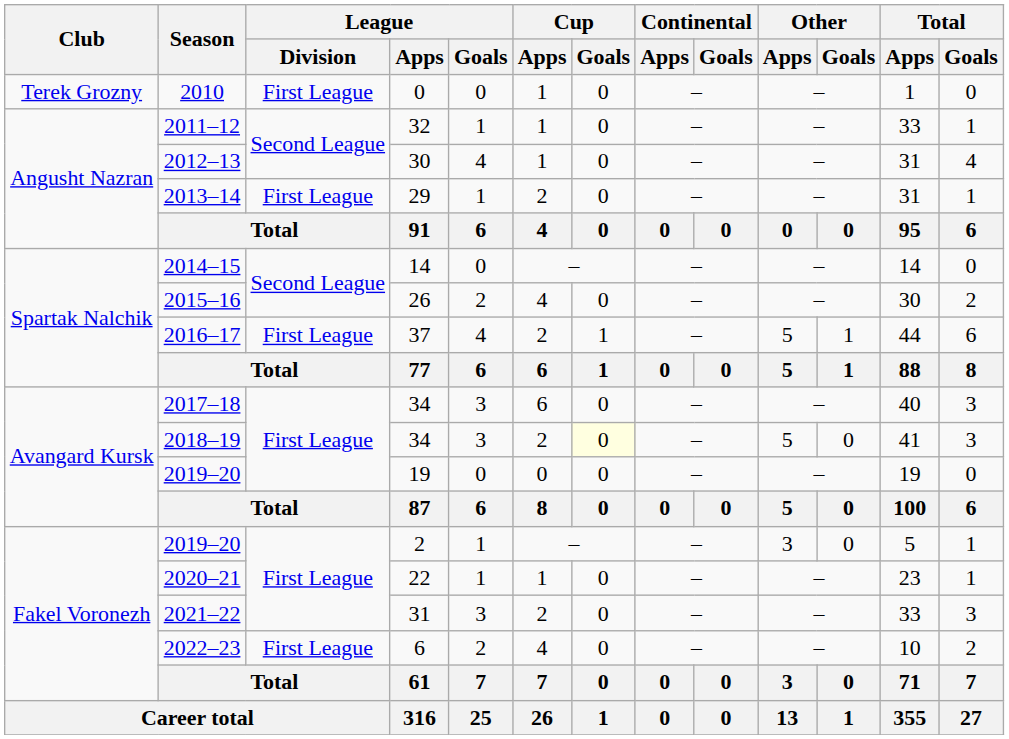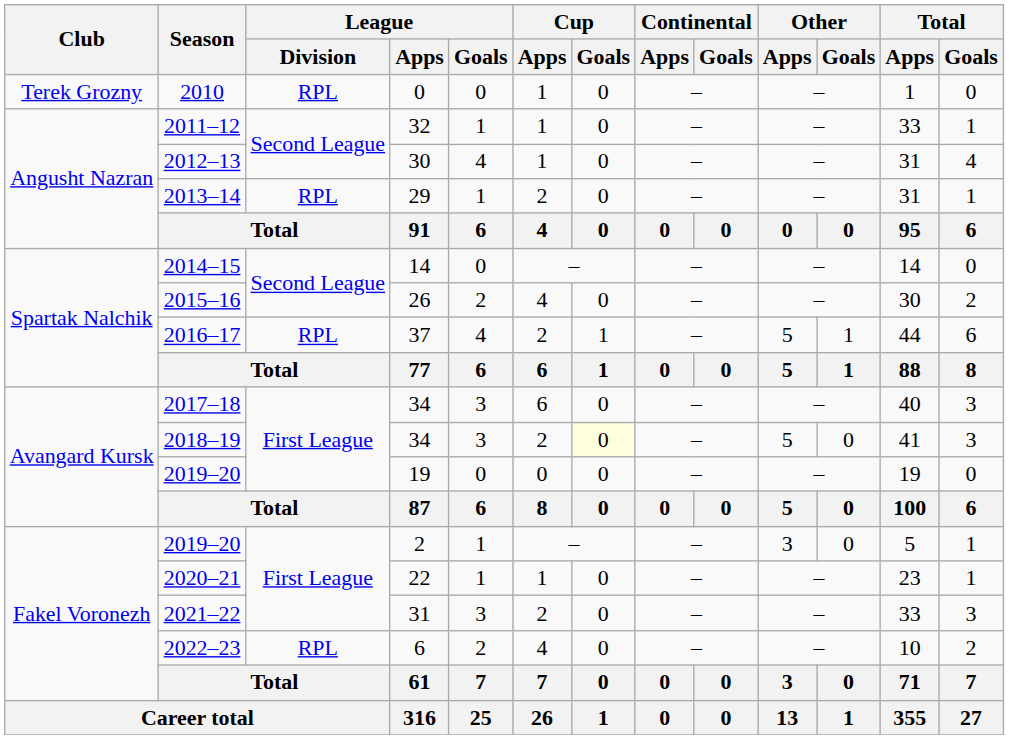(318, 91) First League -> (318, 91) RPL
(318, 195) First League -> (318, 195) RPL
(318, 334) First League -> (318, 334) RPL
(318, 647) First League -> (318, 647) RPL
